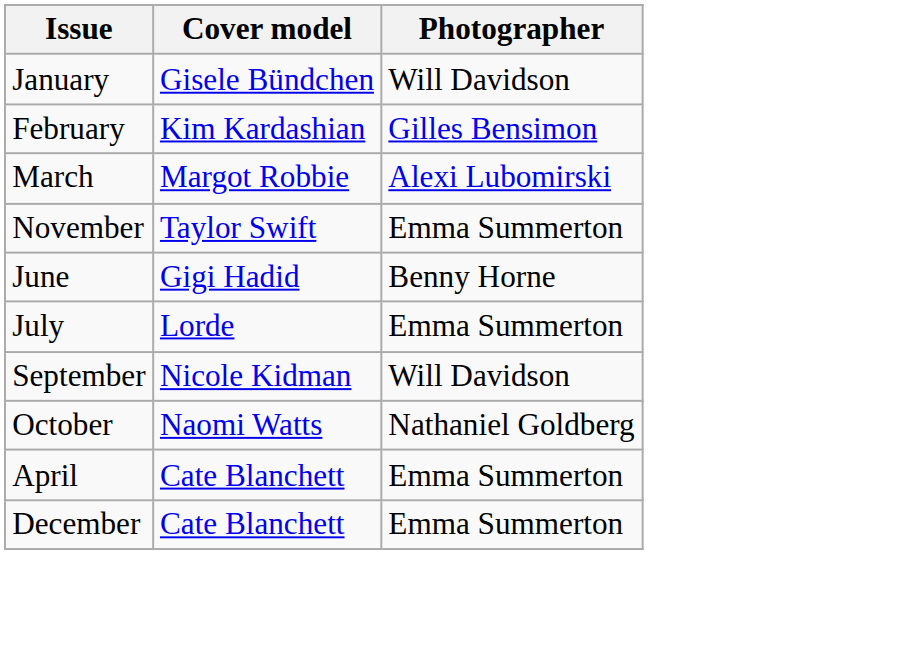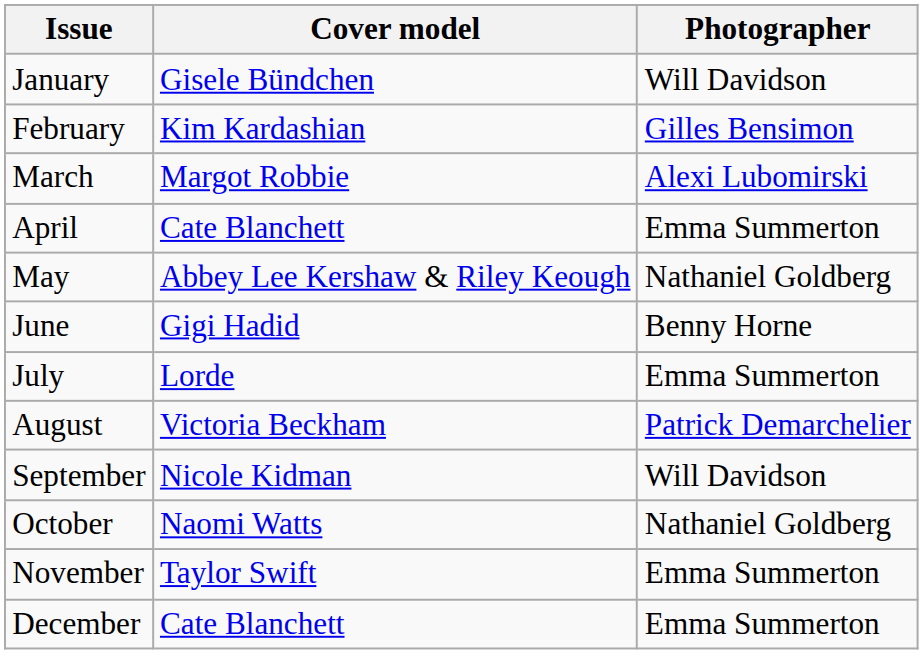rows swapped: (45, 474) <-> (78, 227)
+ row: (41, 276)
+ row: (57, 425)
